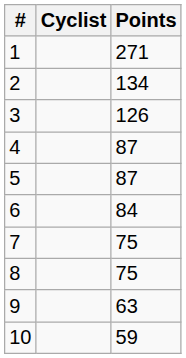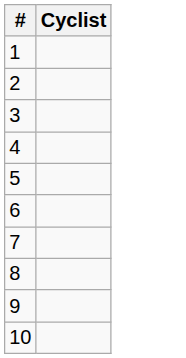- column: (146, 20)
